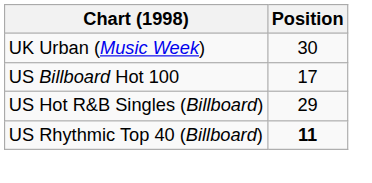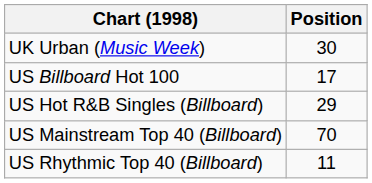+ row: (145, 134)
(308, 134) bold -> (327, 163) normal
